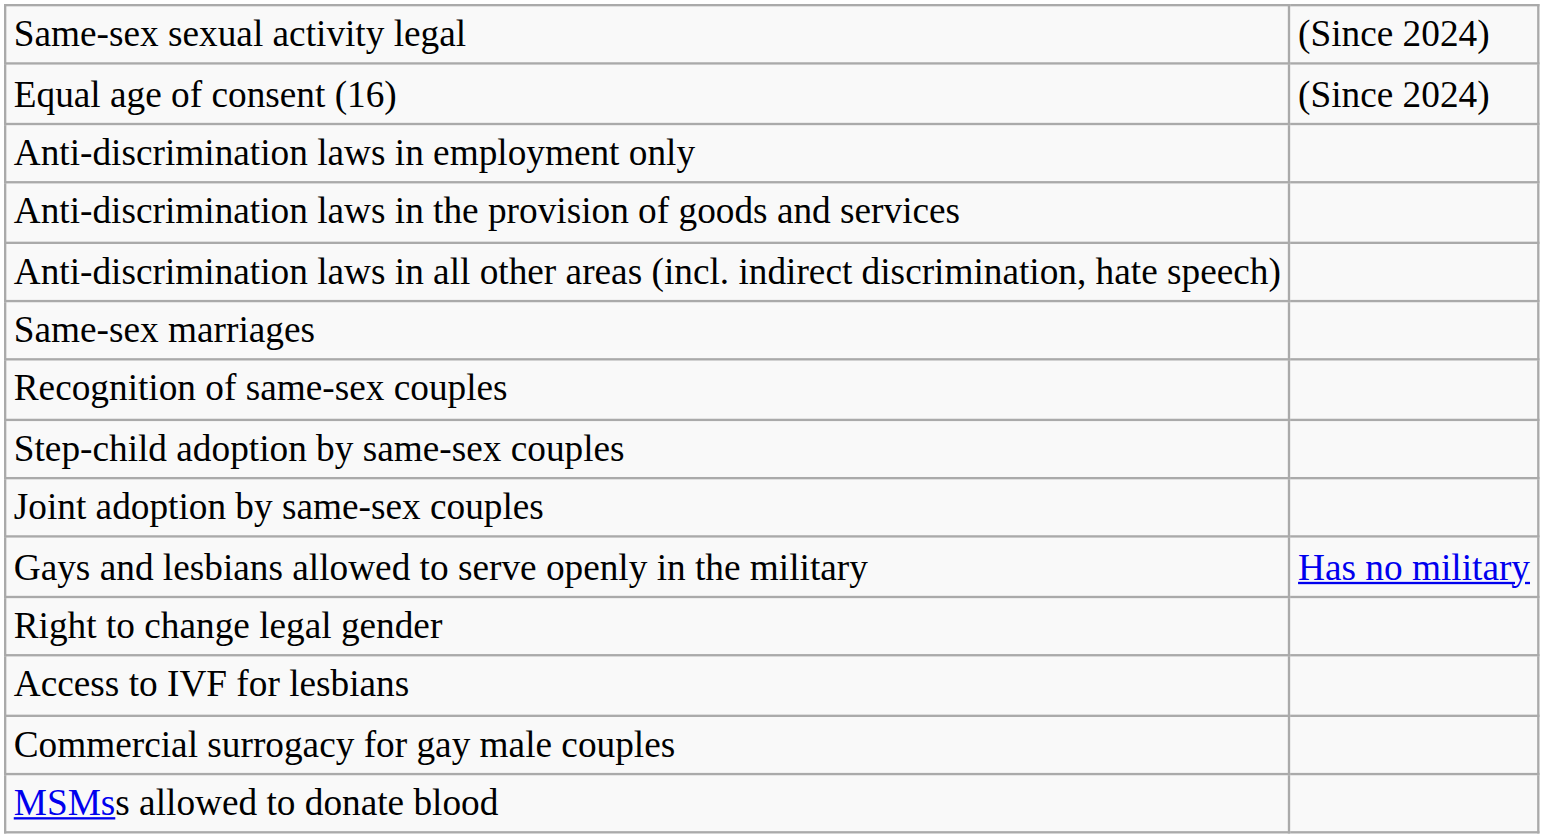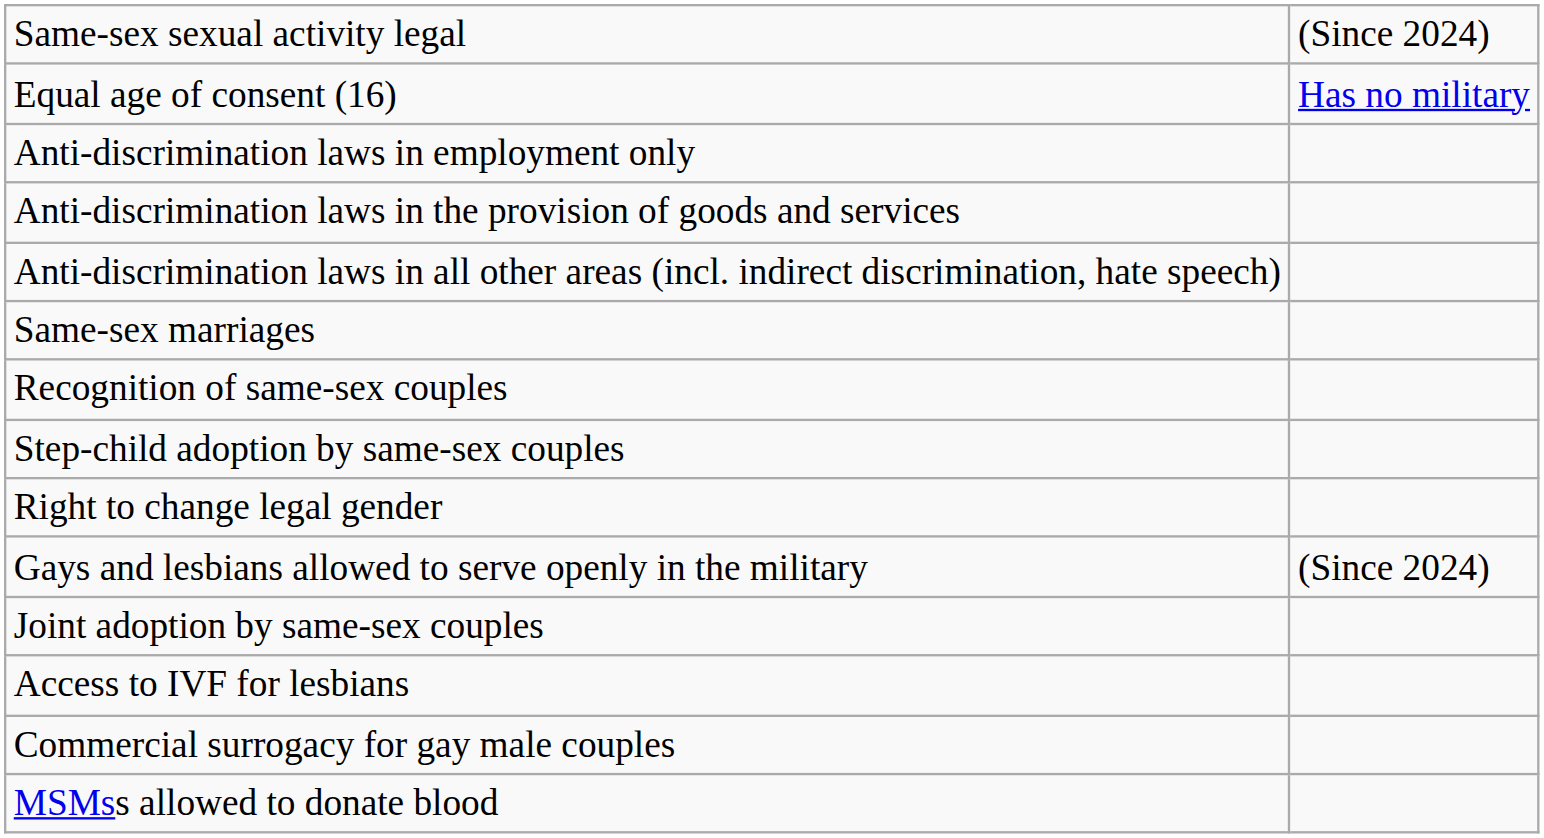(1394, 93) (Since 2024) -> (1414, 93) Has no military
rows swapped: (279, 507) <-> (228, 625)
(1414, 566) Has no military -> (1394, 566) (Since 2024)
